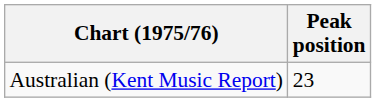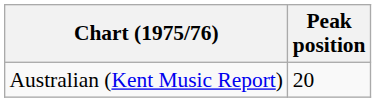(304, 79) 23 -> (304, 79) 20
